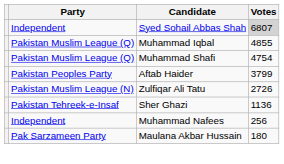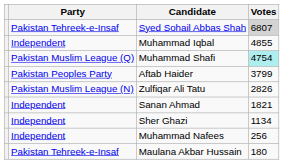(38, 27) Independent -> (65, 27) Pakistan Tehreek-e-Insaf
(73, 43) Pakistan Muslim League (Q) -> (38, 43) Independent
(261, 58) no background -> (261, 58) paleturquoise background
(261, 89) 2726 -> (261, 89) 2826
+ row: (169, 105)
(65, 105) Pakistan Tehreek-e-Insaf -> (38, 120) Independent
(261, 105) 1136 -> (261, 120) 1134
(59, 136) Pak Sarzameen Party -> (65, 151) Pakistan Tehreek-e-Insaf
